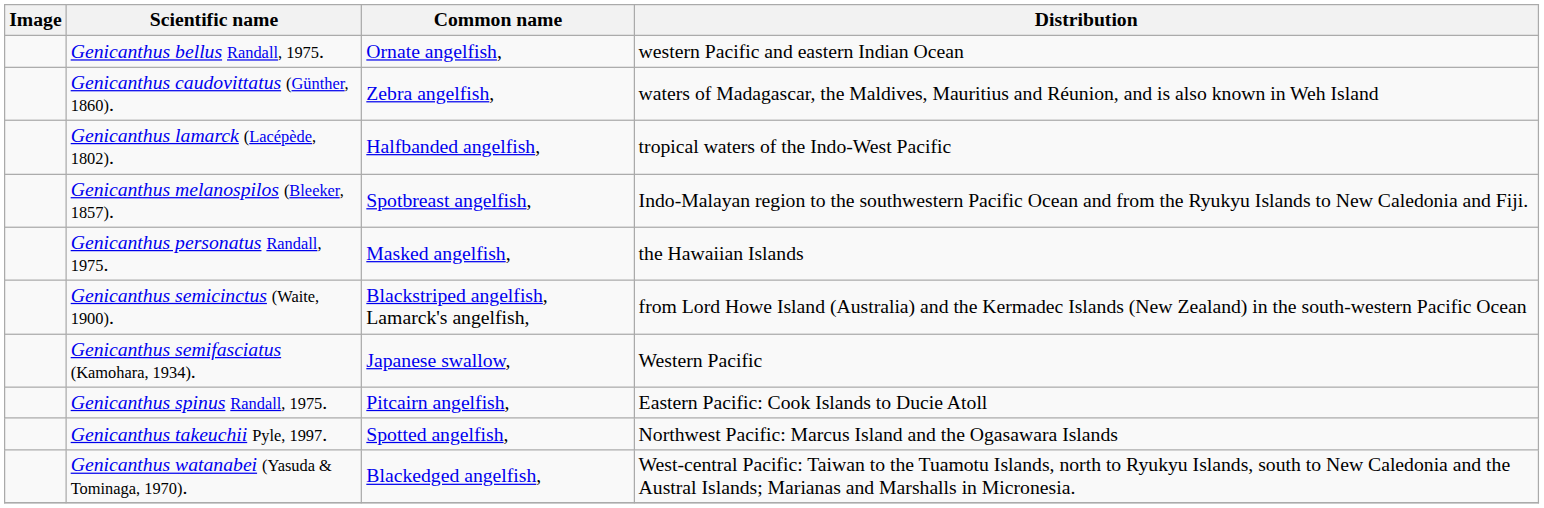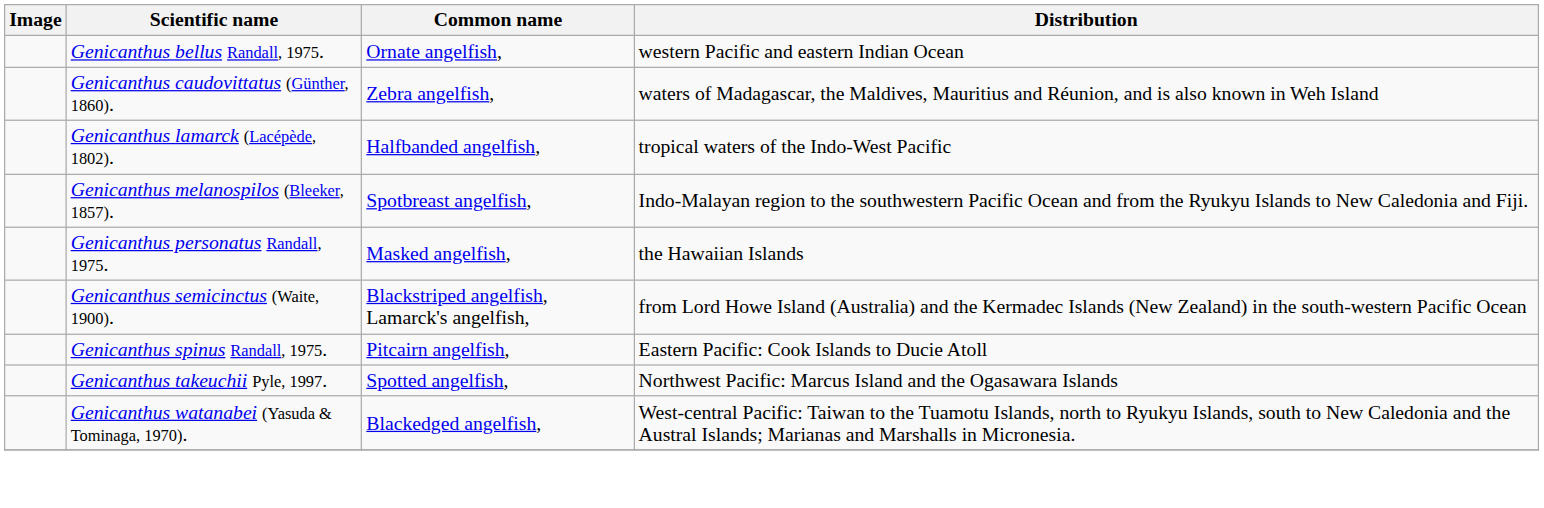- row: (176, 360)
